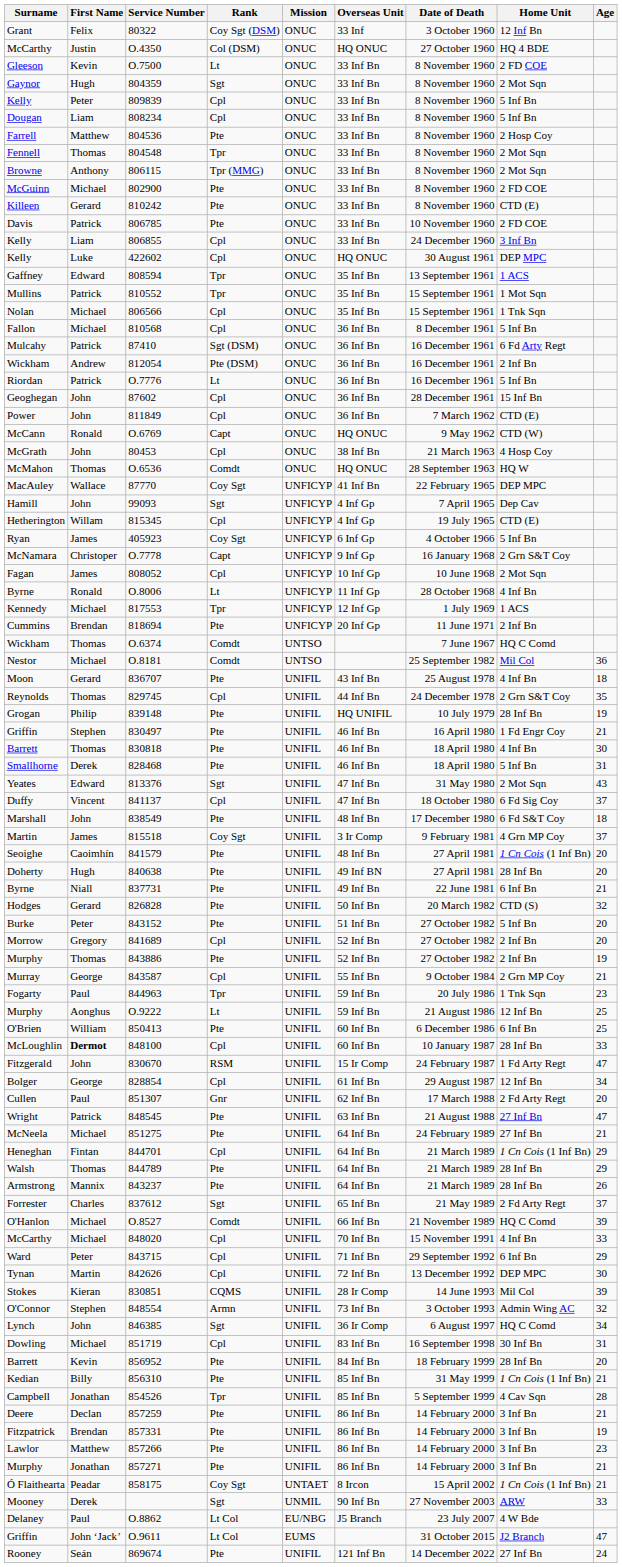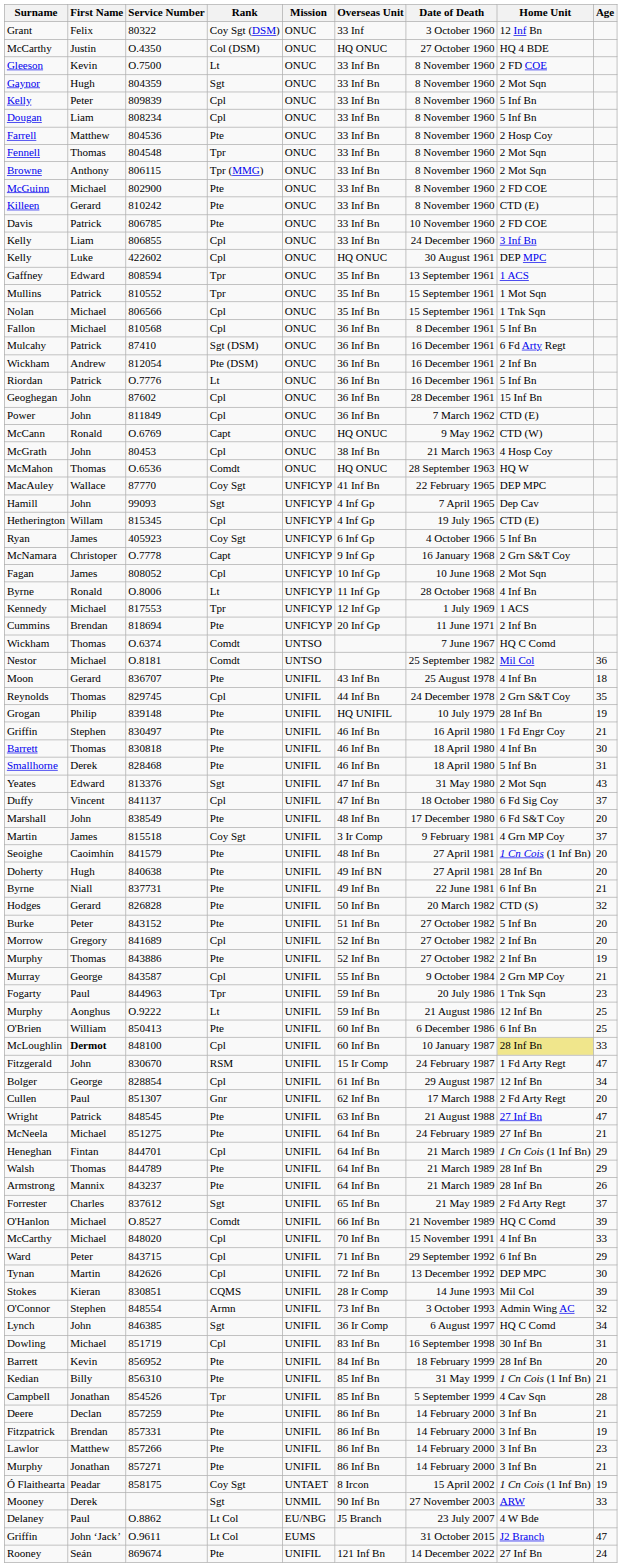(601, 818) 18 -> (601, 818) 20
(521, 1046) no background -> (521, 1046) khaki background
(601, 1483) 21 -> (601, 1483) 19
